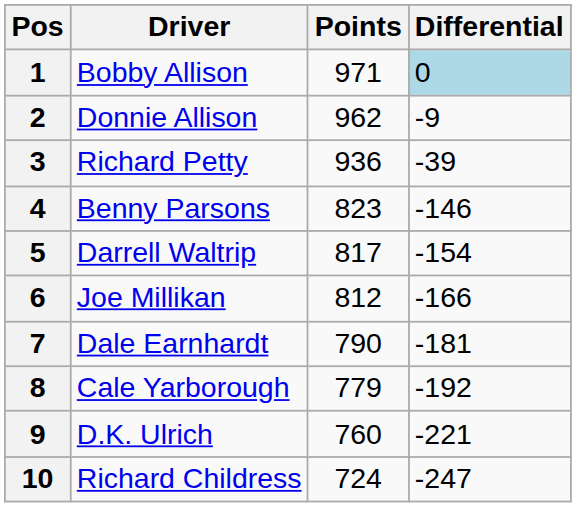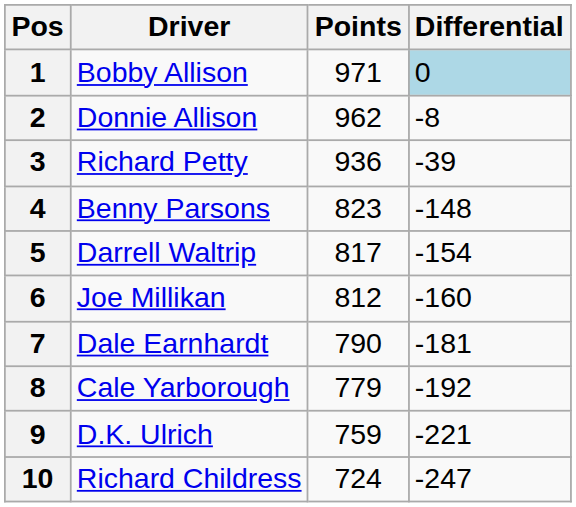(428, 117) -9 -> (428, 117) -8
(443, 207) -146 -> (443, 207) -148
(443, 298) -166 -> (443, 298) -160
(358, 433) 760 -> (358, 433) 759
